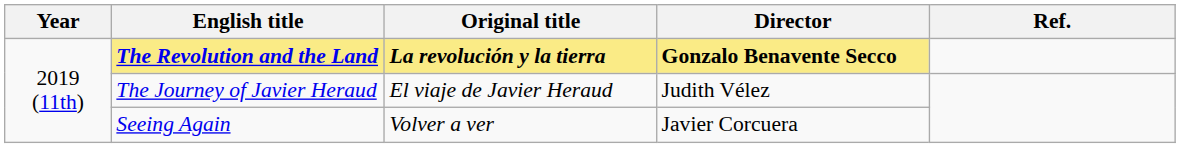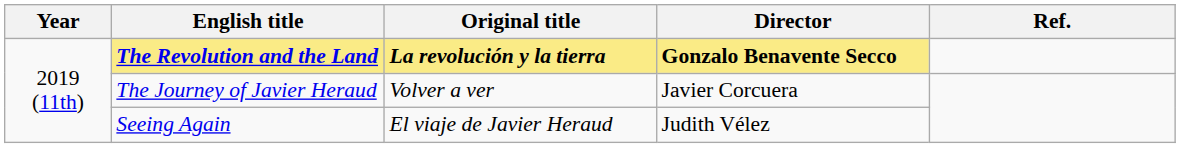(501, 90) El viaje de Javier Heraud -> (442, 90) Volver a ver
(716, 90) Judith Vélez -> (730, 90) Javier Corcuera
(442, 124) Volver a ver -> (501, 124) El viaje de Javier Heraud
(730, 124) Javier Corcuera -> (716, 124) Judith Vélez
